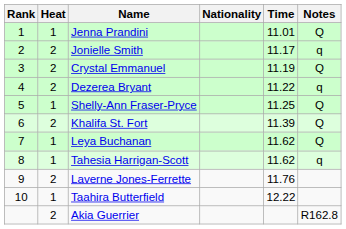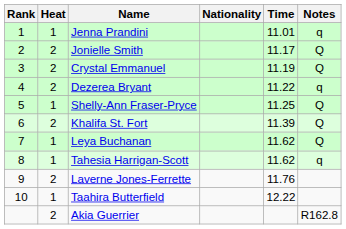(319, 32) Q -> (319, 32) q
(319, 50) q -> (319, 50) Q
